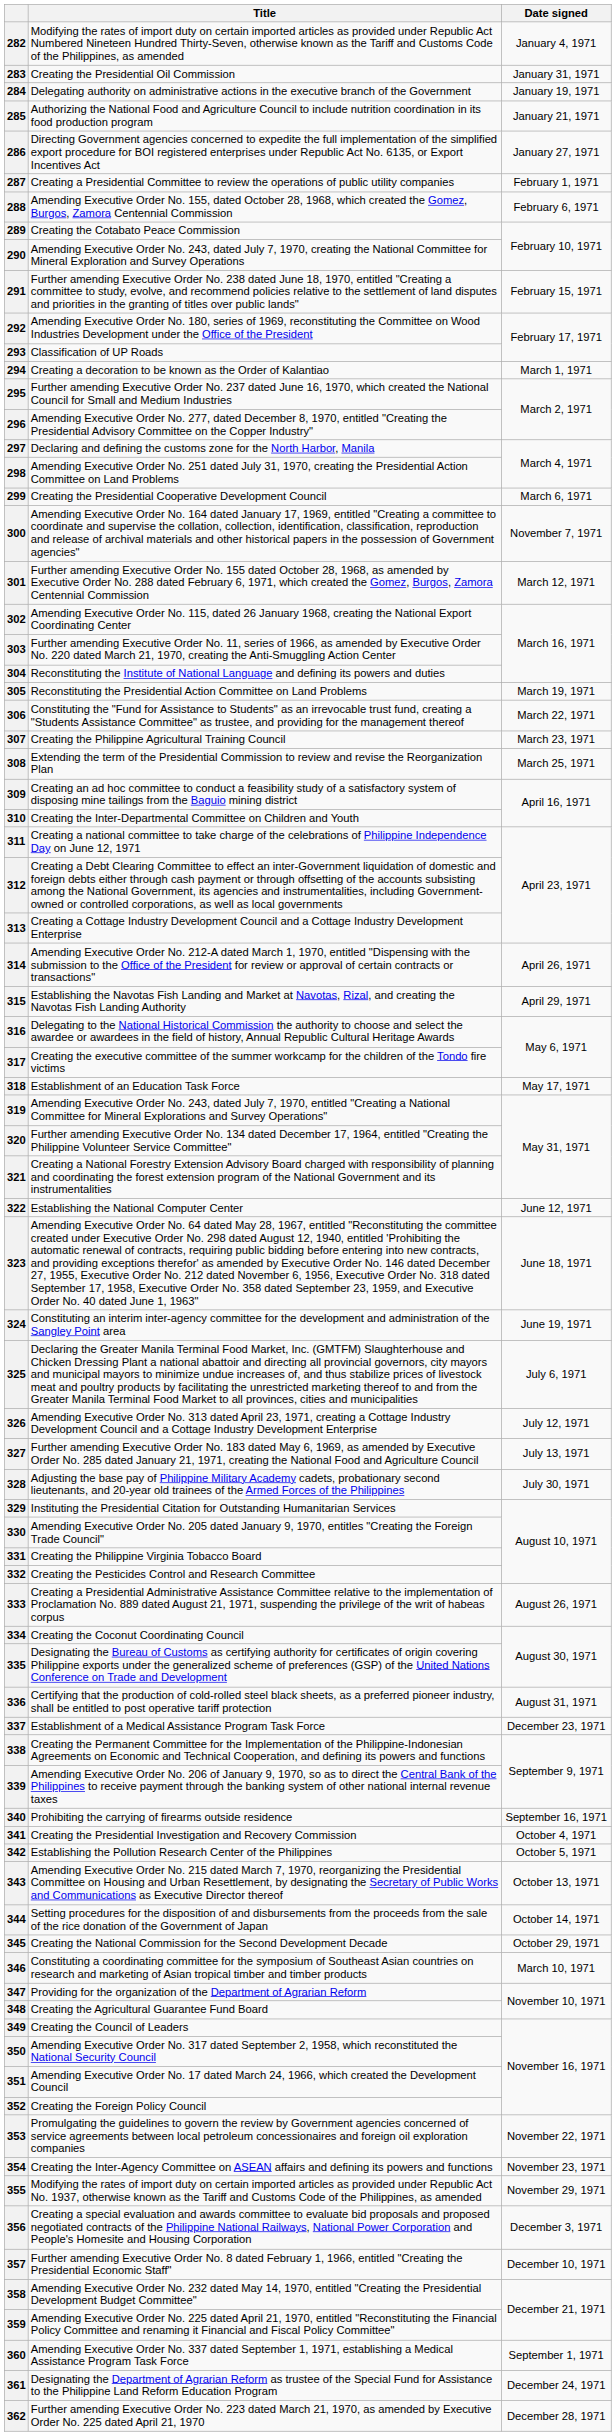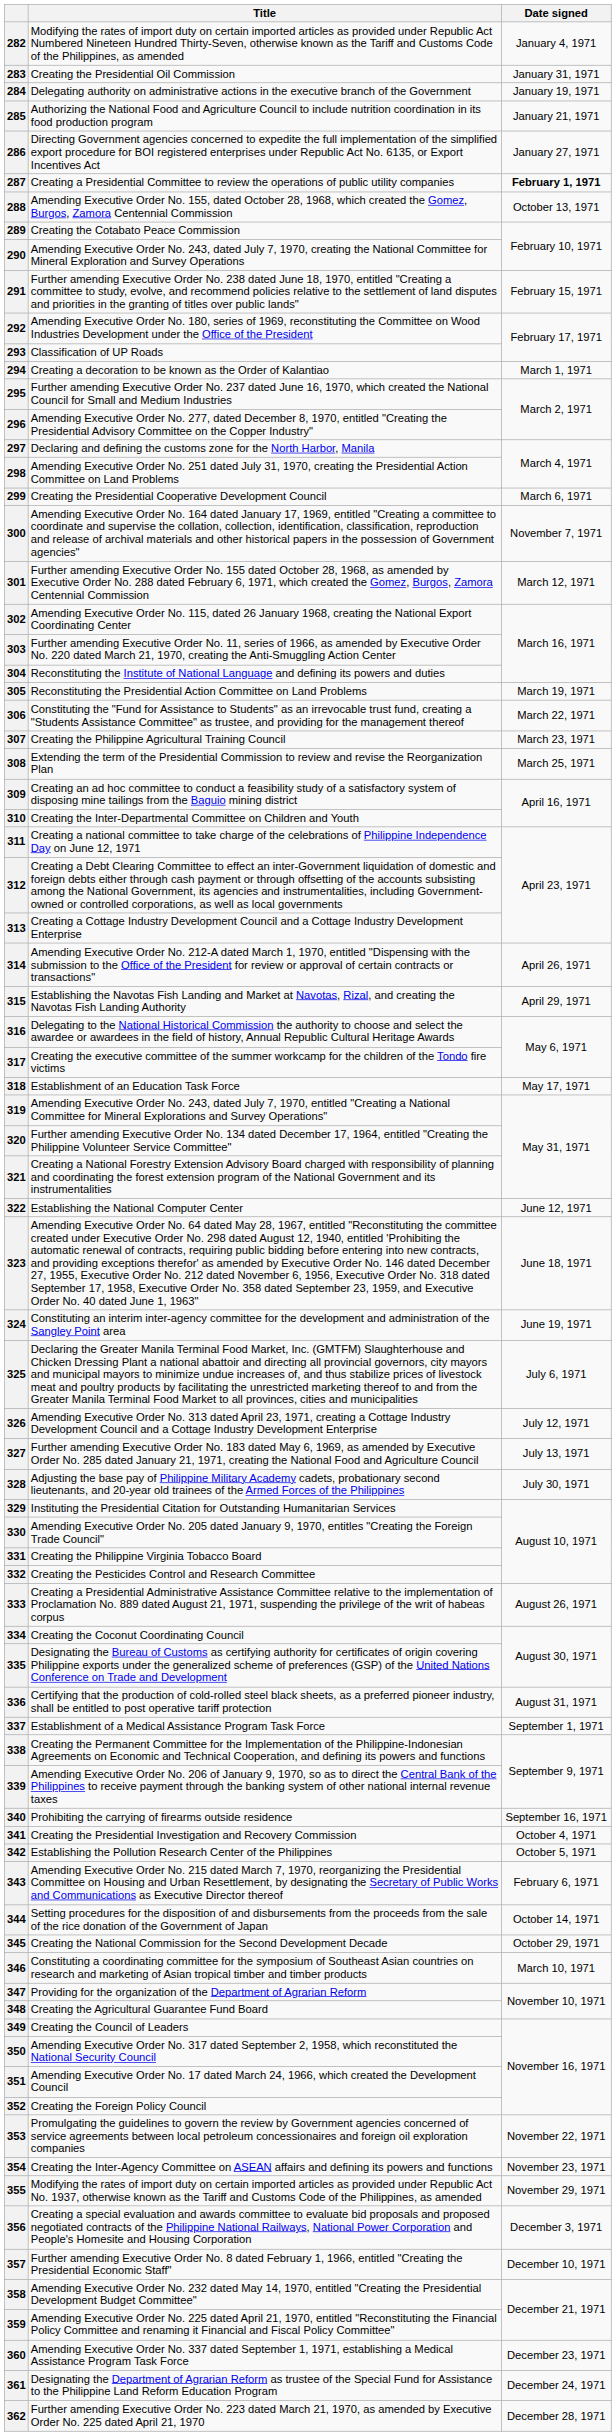(556, 182) normal -> (556, 182) bold
(556, 207) February 6, 1971 -> (556, 207) October 13, 1971
(556, 1726) December 23, 1971 -> (556, 1726) September 1, 1971
(556, 1883) October 13, 1971 -> (556, 1883) February 6, 1971
(556, 2355) September 1, 1971 -> (556, 2355) December 23, 1971
